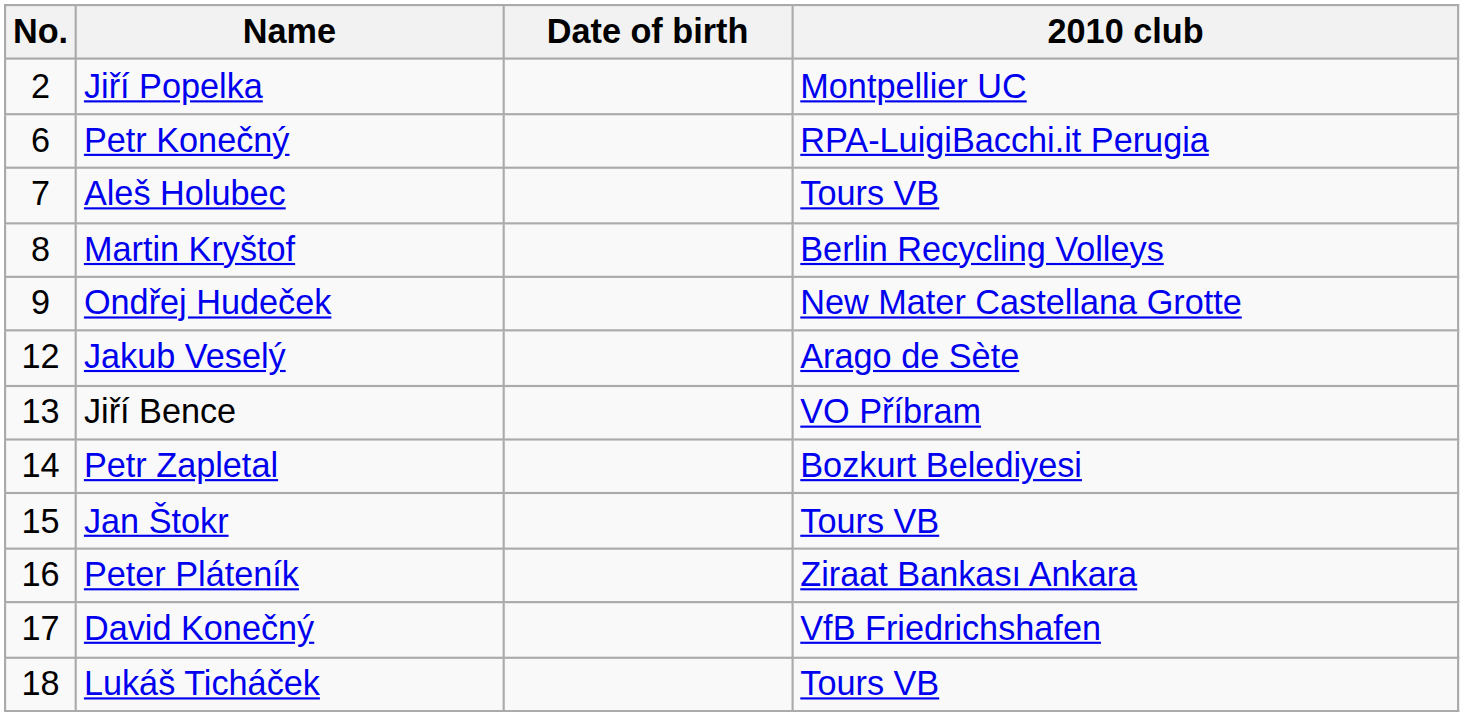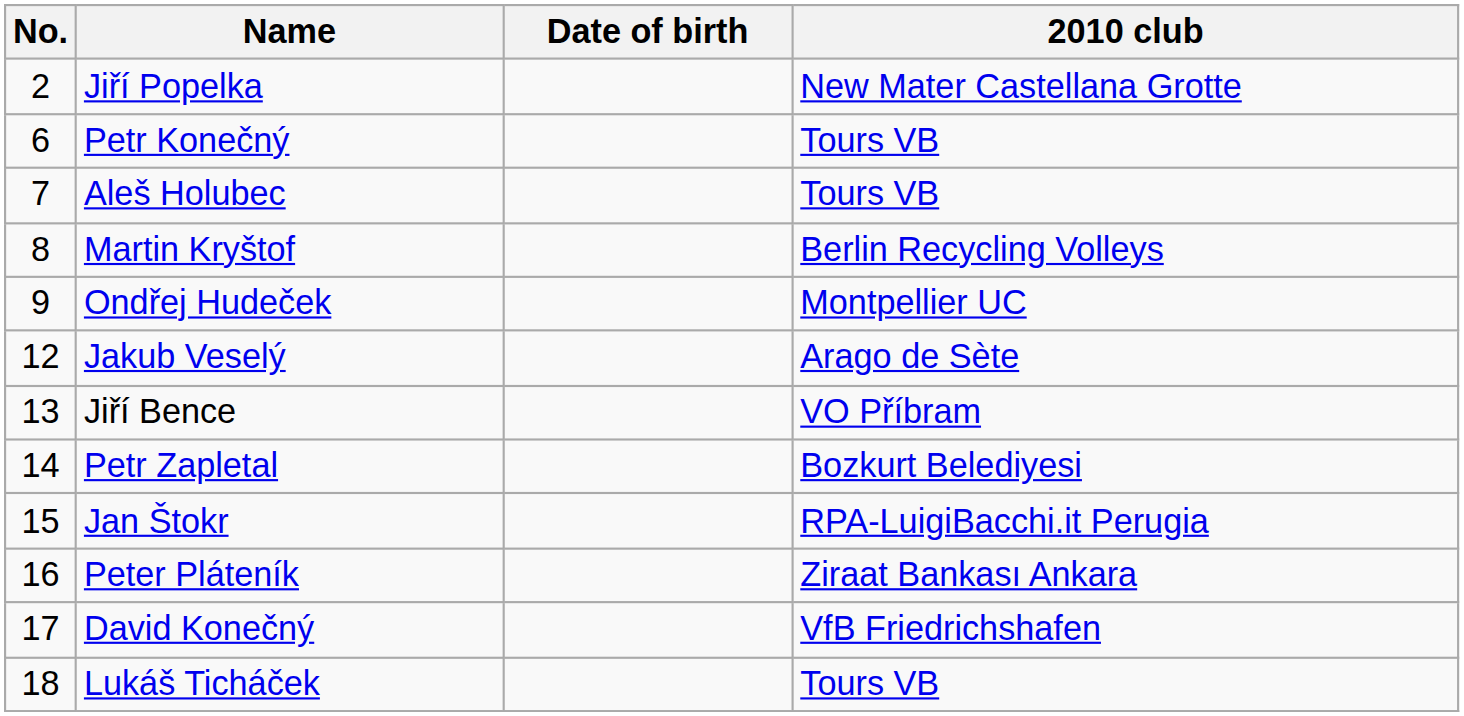(914, 85) Montpellier UC -> (1021, 85) New Mater Castellana Grotte
(1005, 140) RPA-LuigiBacchi.it Perugia -> (870, 140) Tours VB
(1021, 303) New Mater Castellana Grotte -> (914, 303) Montpellier UC
(870, 520) Tours VB -> (1005, 520) RPA-LuigiBacchi.it Perugia
